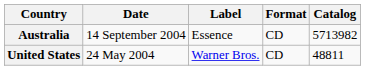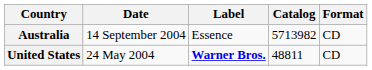columns swapped: (286, 14) <-> (335, 14)
(226, 55) normal -> (229, 55) bold
